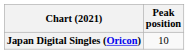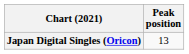(163, 40) 10 -> (163, 40) 13
